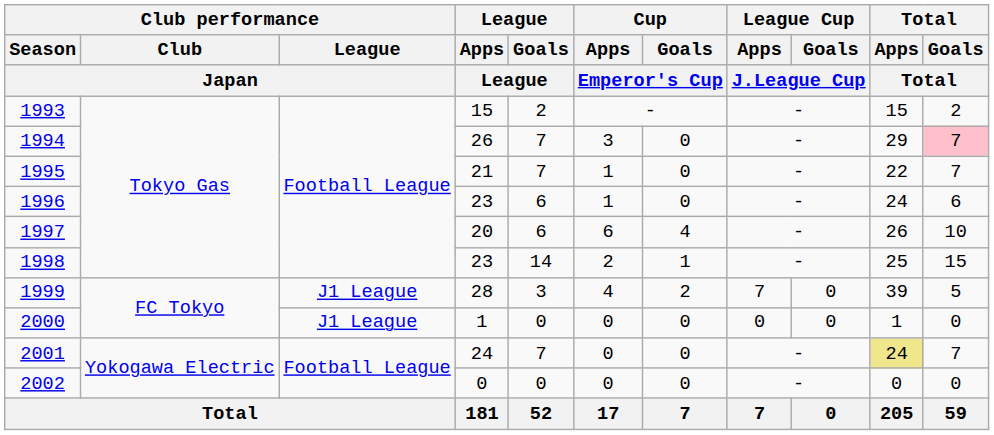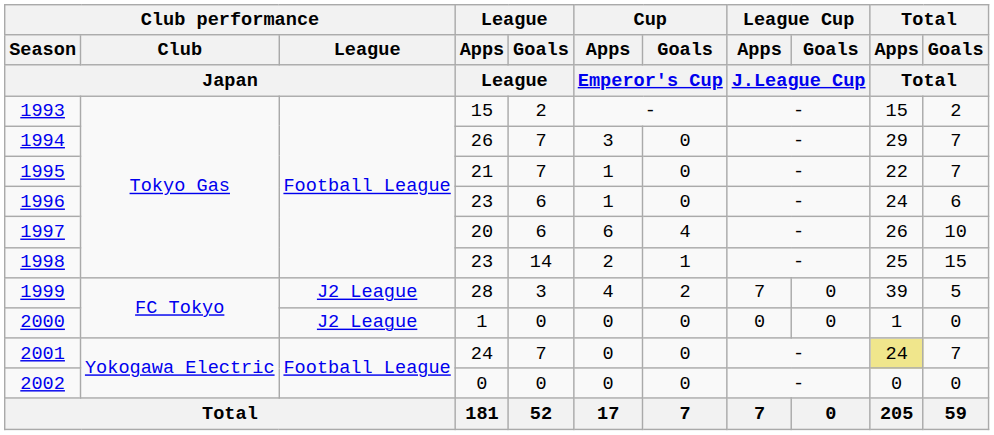(956, 141) pink background -> (956, 141) no background
(367, 293) J1 League -> (367, 293) J2 League
(367, 323) J1 League -> (367, 323) J2 League
